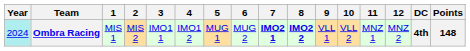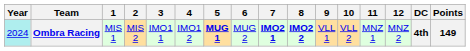(217, 33) normal -> (217, 33) bold
(448, 33) 148 -> (448, 33) 149
